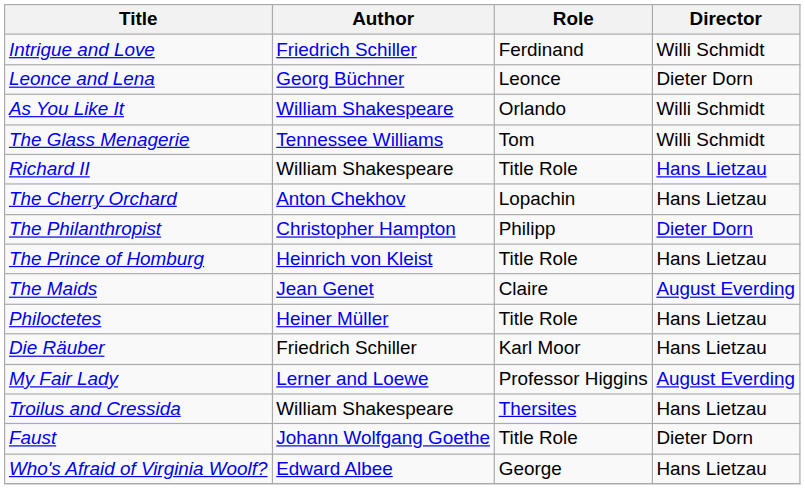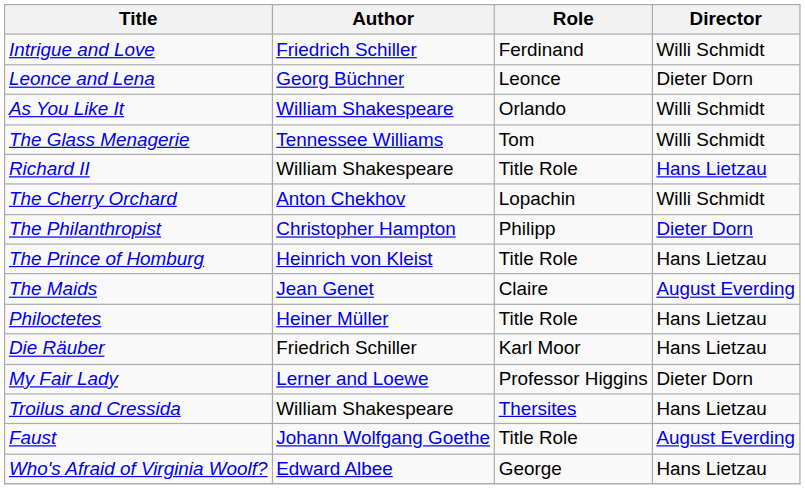(712, 199) Hans Lietzau -> (710, 199) Willi Schmidt
(726, 378) August Everding -> (705, 378) Dieter Dorn
(705, 438) Dieter Dorn -> (726, 438) August Everding
